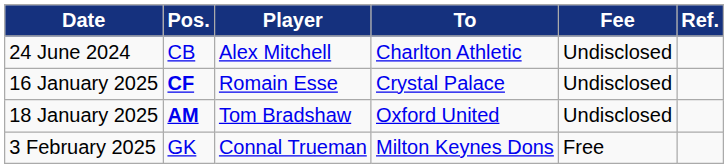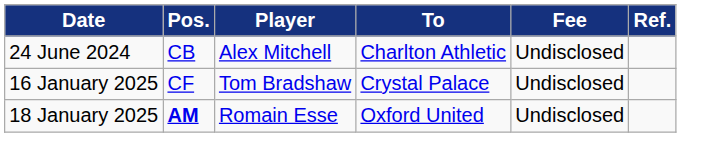(181, 83) bold -> (181, 83) normal
(278, 83) Romain Esse -> (285, 83) Tom Bradshaw
(285, 115) Tom Bradshaw -> (278, 115) Romain Esse
- row: (83, 147)
